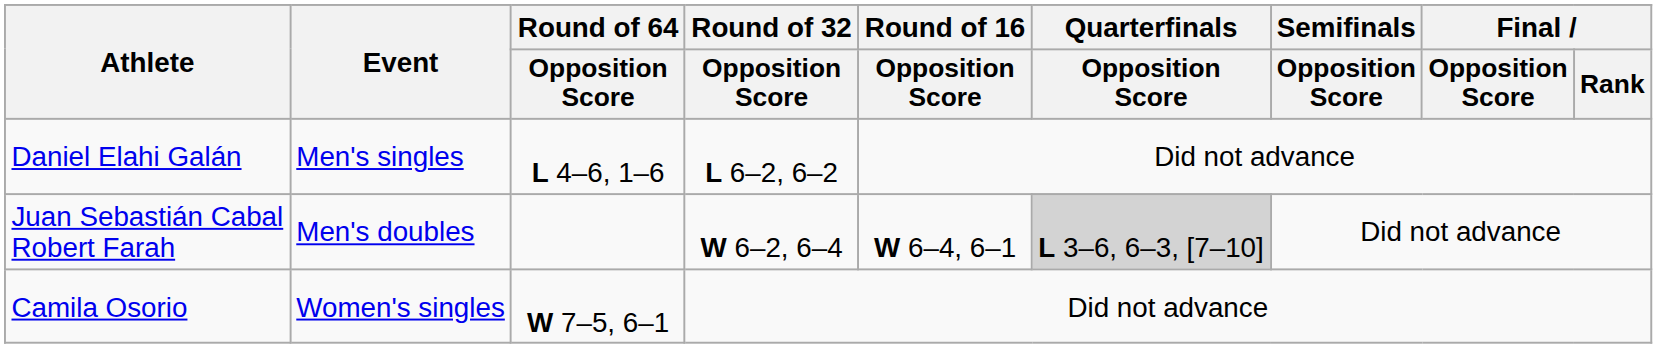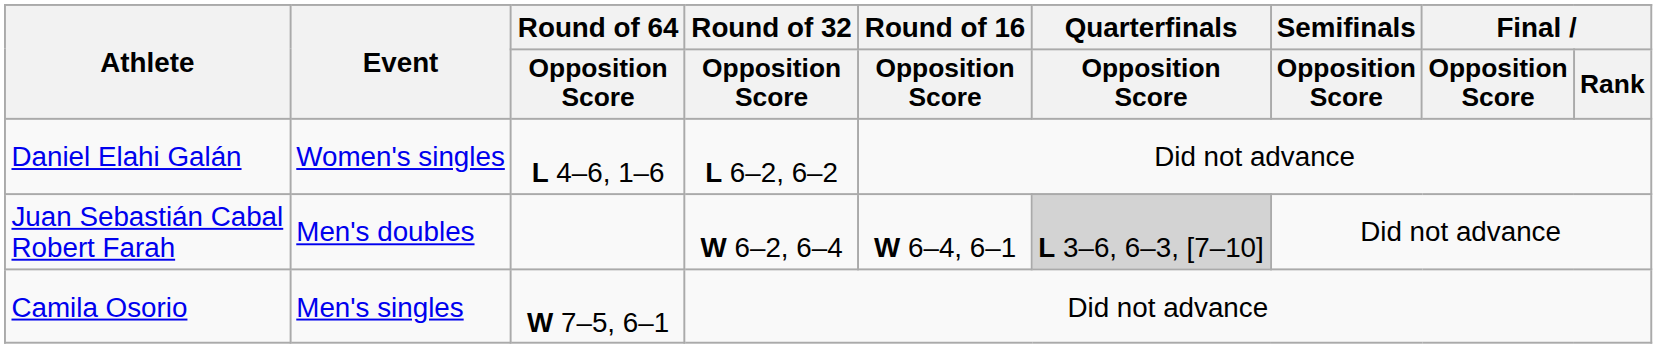(380, 157) Men's singles -> (401, 157) Women's singles
(401, 307) Women's singles -> (380, 307) Men's singles
